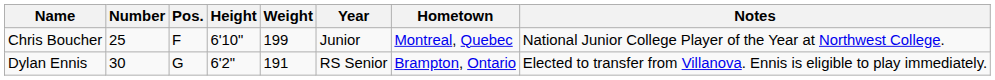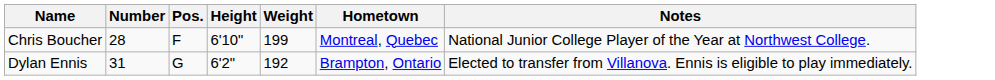- column: (354, 16)
(117, 39) 25 -> (117, 39) 28
(117, 63) 30 -> (117, 63) 31
(276, 63) 191 -> (276, 63) 192
